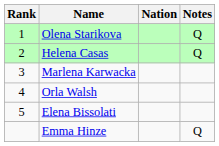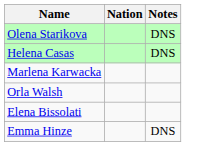- column: (22, 14)
(197, 33) Q -> (163, 33) DNS
(197, 53) Q -> (163, 53) DNS
(197, 131) Q -> (163, 131) DNS
